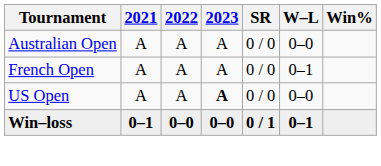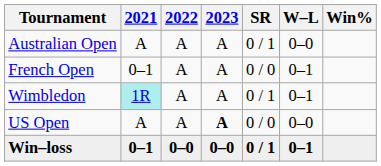(261, 43) 0 / 0 -> (261, 43) 0 / 1
(141, 69) A -> (141, 69) 0–1
+ row: (47, 95)
